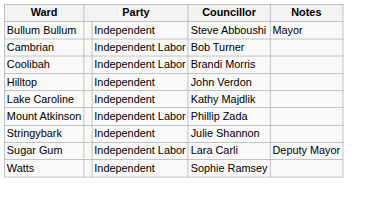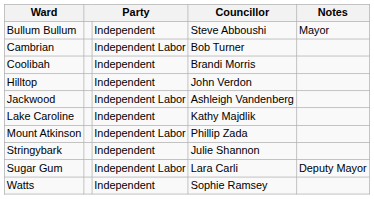(140, 64) Independent Labor -> (125, 64) Independent
+ row: (31, 99)
